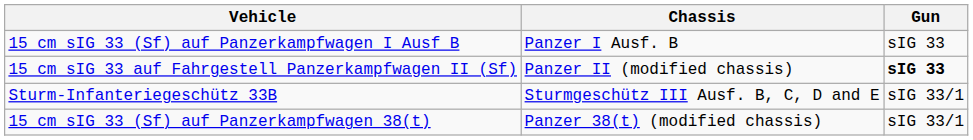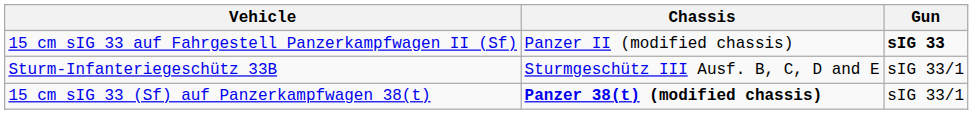- row: (234, 44)
(673, 122) normal -> (673, 96) bold
